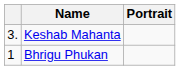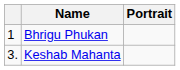rows swapped: (66, 55) <-> (72, 34)
